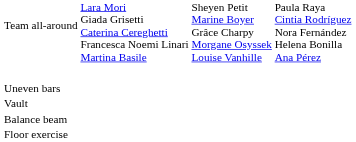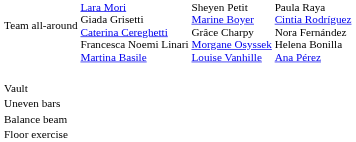rows swapped: (16, 103) <-> (32, 88)
